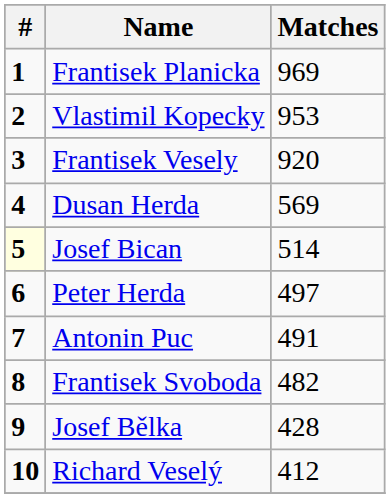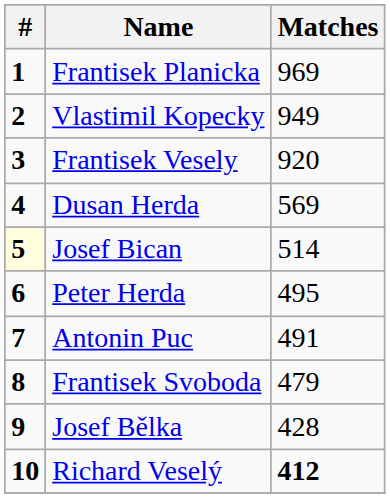(298, 115) 953 -> (298, 115) 949
(298, 293) 497 -> (298, 293) 495
(298, 381) 482 -> (298, 381) 479
(298, 470) normal -> (298, 470) bold
